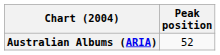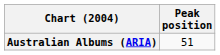(187, 42) 52 -> (187, 42) 51
